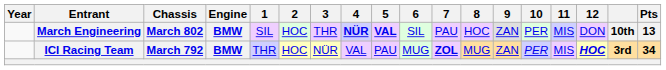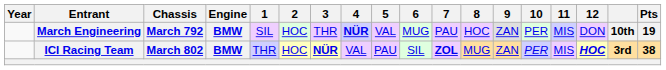(175, 31) March 802 -> (175, 31) March 792
(385, 31) bold -> (385, 31) normal
(416, 31) SIL -> (416, 31) MUG
(649, 31) 13 -> (649, 31) 19
(175, 50) March 792 -> (175, 50) March 802
(325, 50) normal -> (325, 50) bold
(416, 50) MUG -> (416, 50) SIL
(649, 50) 34 -> (649, 50) 38
